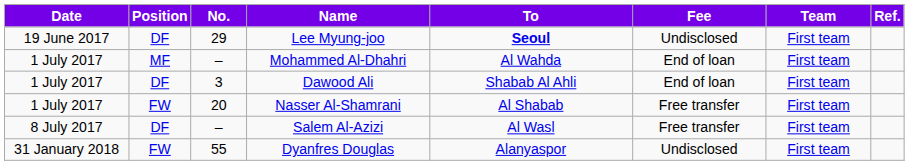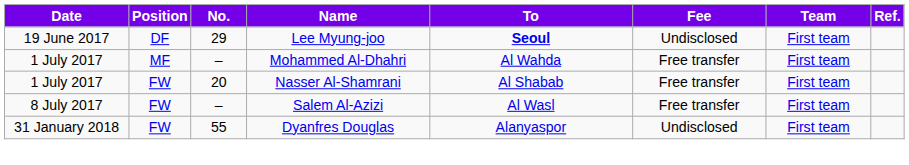(699, 61) End of loan -> (699, 61) Free transfer
- row: (338, 83)
(160, 128) DF -> (160, 105) FW
